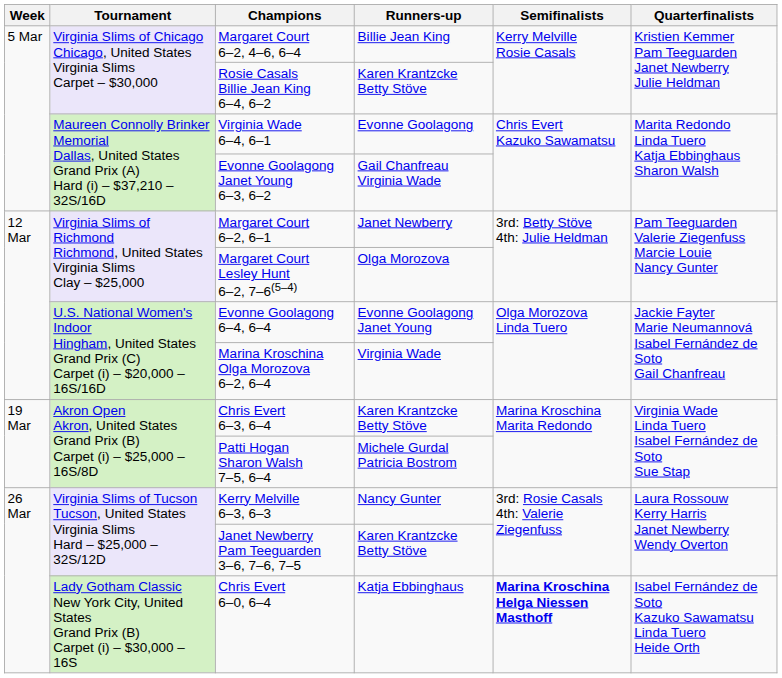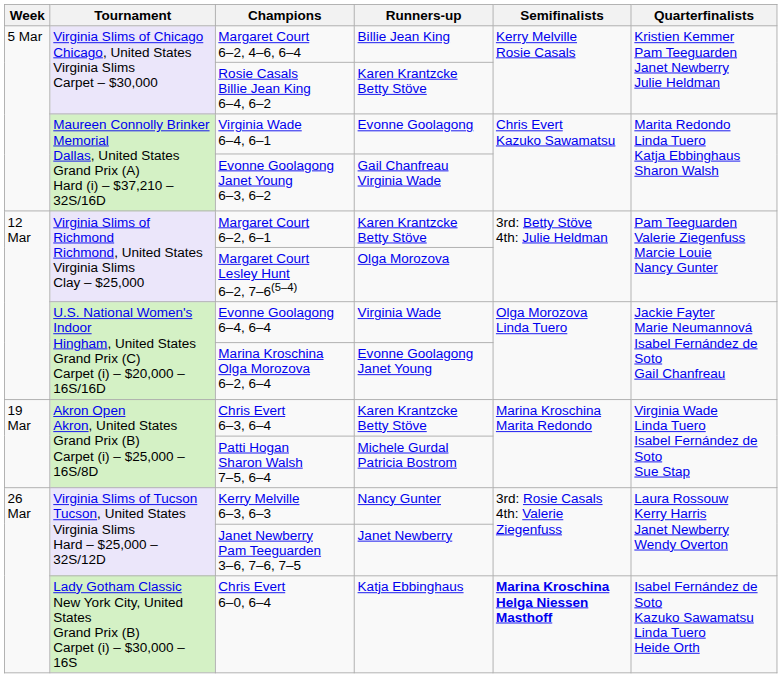(405, 222) Janet Newberry -> (408, 230) Karen Krantzcke Betty Stöve
(415, 321) Evonne Goolagong Janet Young -> (399, 313) Virginia Wade
(399, 353) Virginia Wade -> (415, 361) Evonne Goolagong Janet Young
(408, 542) Karen Krantzcke Betty Stöve -> (405, 535) Janet Newberry
